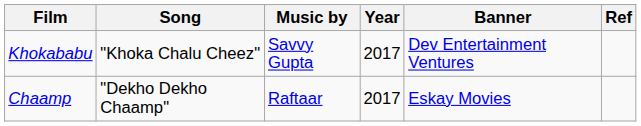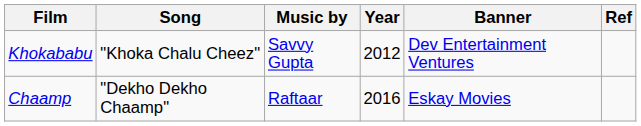(382, 53) 2017 -> (382, 53) 2012
(382, 98) 2017 -> (382, 98) 2016
